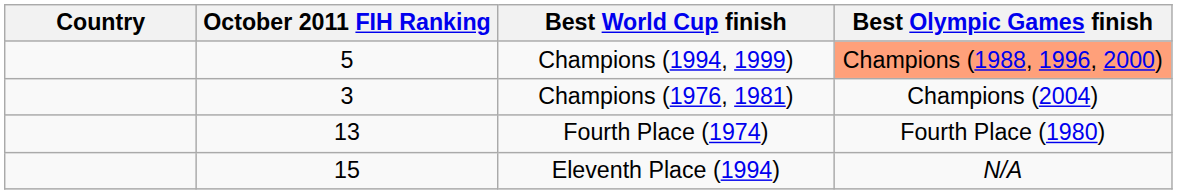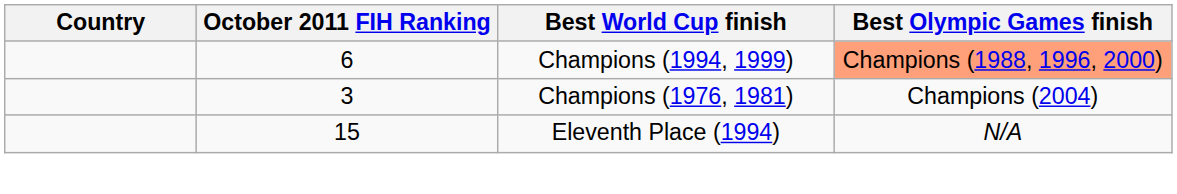(347, 59) 5 -> (347, 59) 6
- row: (666, 133)
